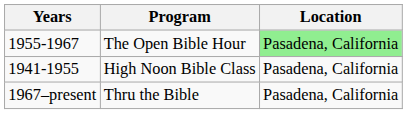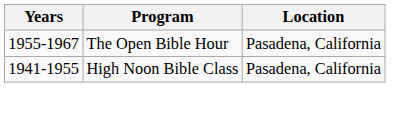(331, 43) lightgreen background -> (313, 43) no background
- row: (151, 95)
